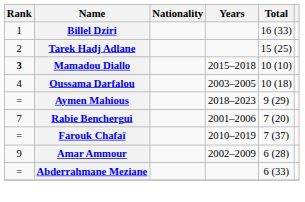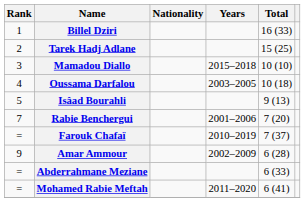(19, 66) bold -> (19, 66) normal
+ row: (92, 101)
- row: (92, 101)
+ row: (92, 188)
